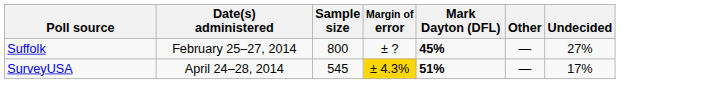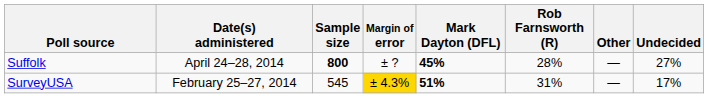+ column: (549, 28)
(234, 48) February 25–27, 2014 -> (234, 63) April 24–28, 2014
(338, 48) normal -> (338, 63) bold
(234, 68) April 24–28, 2014 -> (234, 83) February 25–27, 2014
